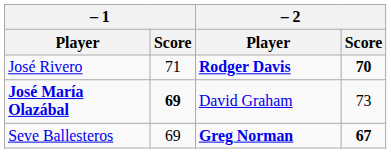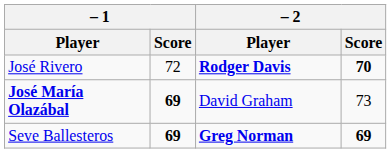(173, 67) 71 -> (173, 67) 72
(173, 135) normal -> (173, 135) bold
(364, 135) 67 -> (364, 135) 69
